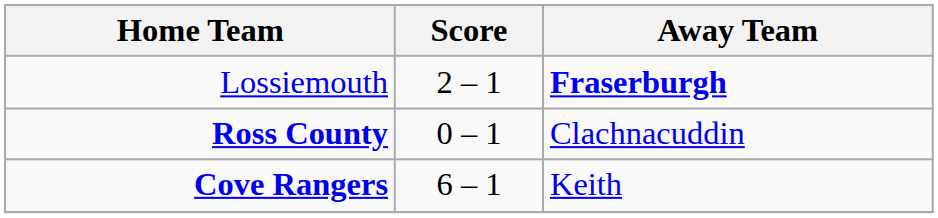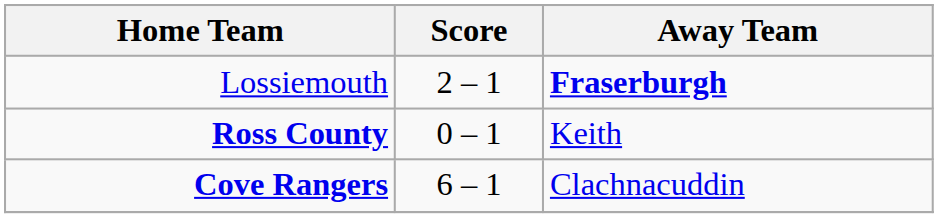(647, 133) Clachnacuddin -> (586, 133) Keith
(586, 184) Keith -> (647, 184) Clachnacuddin
